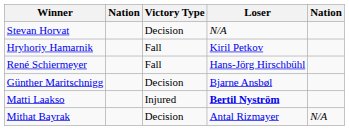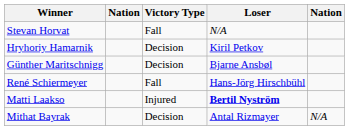(164, 30) Decision -> (153, 30) Fall
(153, 47) Fall -> (164, 47) Decision
rows swapped: (55, 82) <-> (47, 64)
